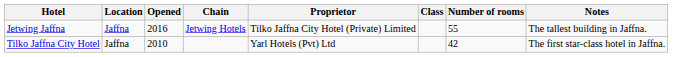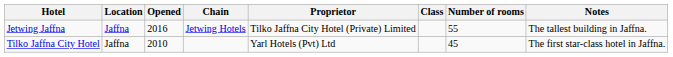(453, 44) 42 -> (453, 44) 45
